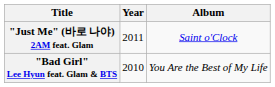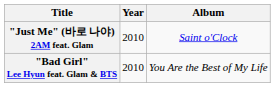(133, 37) 2011 -> (133, 37) 2010
